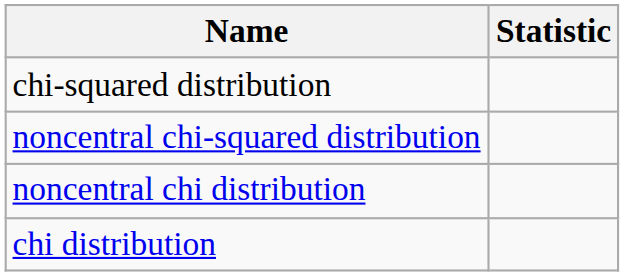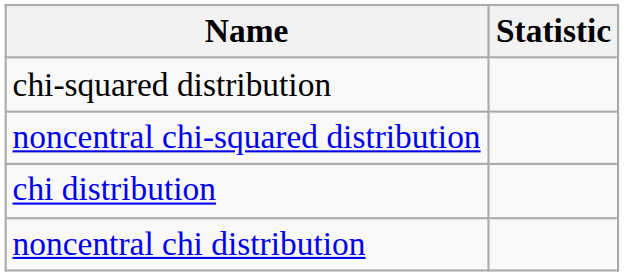rows swapped: (114, 243) <-> (189, 190)
